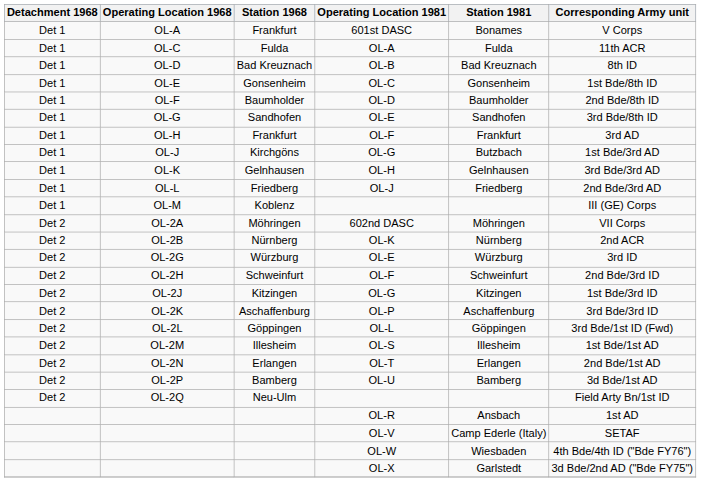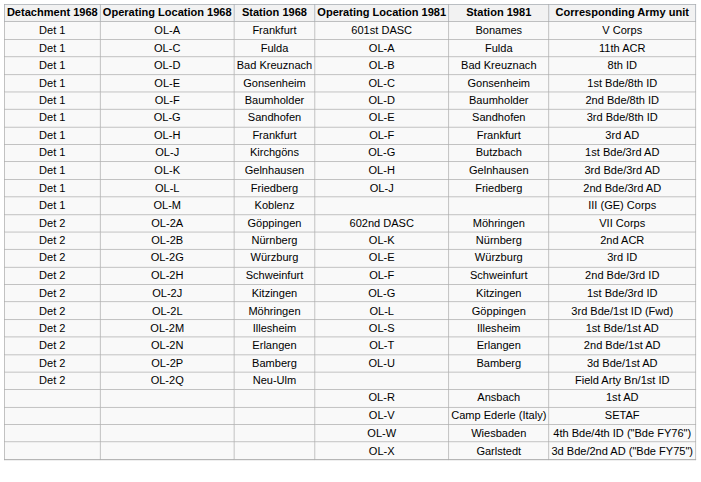(274, 223) Möhringen -> (274, 223) Göppingen
- row: (167, 310)
(274, 328) Göppingen -> (274, 310) Möhringen
